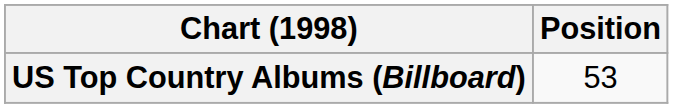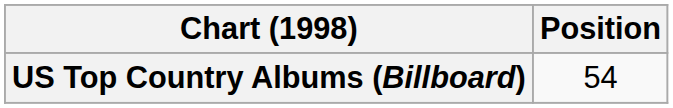(600, 77) 53 -> (600, 77) 54
